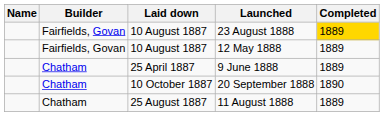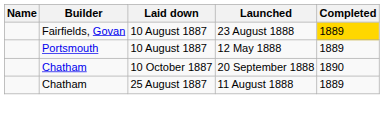(84, 48) Fairfields, Govan -> (70, 48) Portsmouth
- row: (248, 66)
